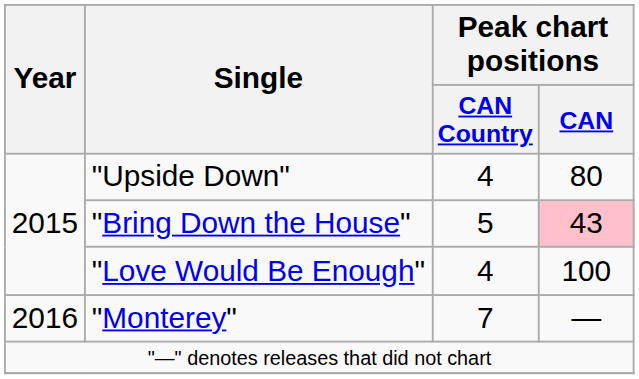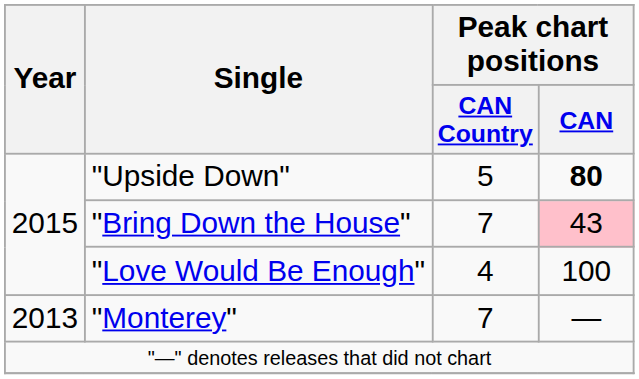(485, 176) 4 -> (485, 176) 5
(586, 176) normal -> (586, 176) bold
(485, 223) 5 -> (485, 223) 7
(45, 317) 2016 -> (45, 317) 2013
